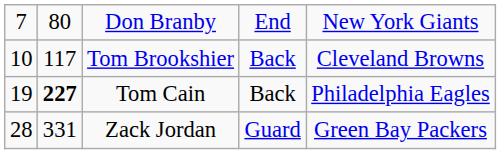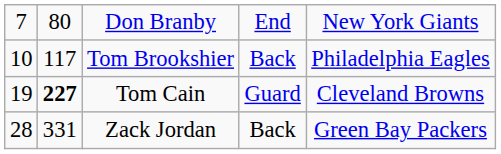(400, 58) Cleveland Browns -> (400, 58) Philadelphia Eagles
(273, 93) Back -> (273, 93) Guard
(400, 93) Philadelphia Eagles -> (400, 93) Cleveland Browns
(273, 129) Guard -> (273, 129) Back
